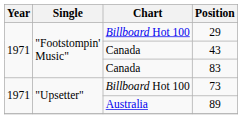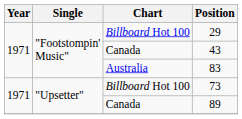(123, 68) Canada -> (127, 68) Australia
(127, 104) Australia -> (123, 104) Canada
